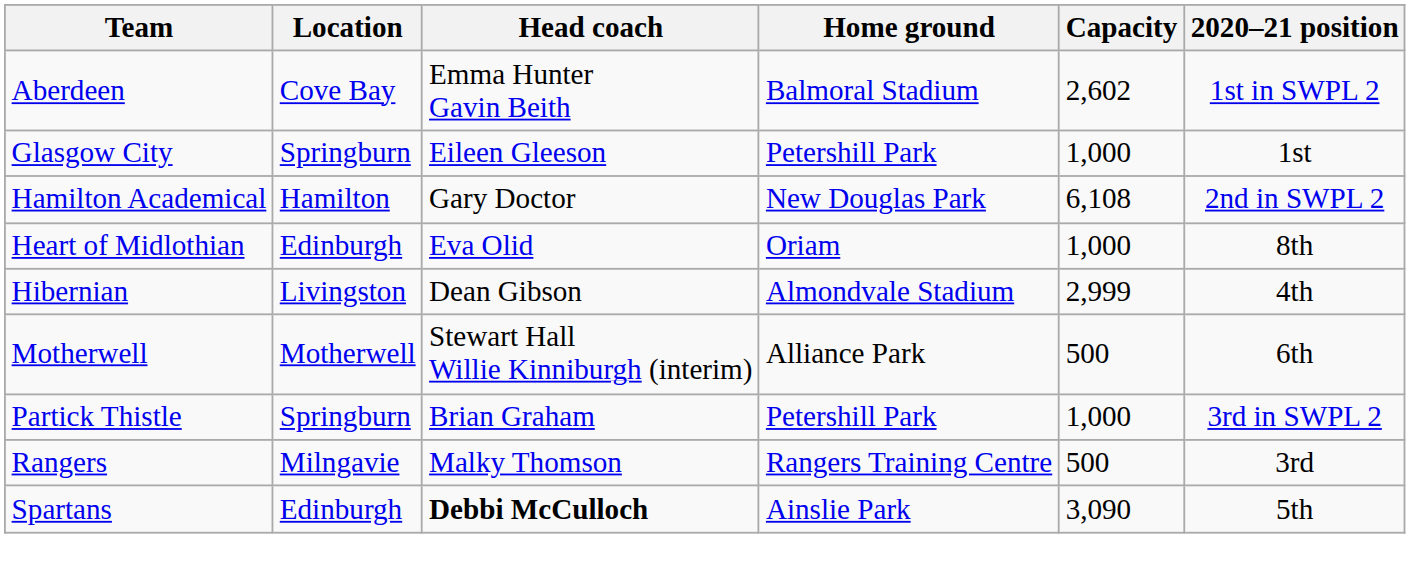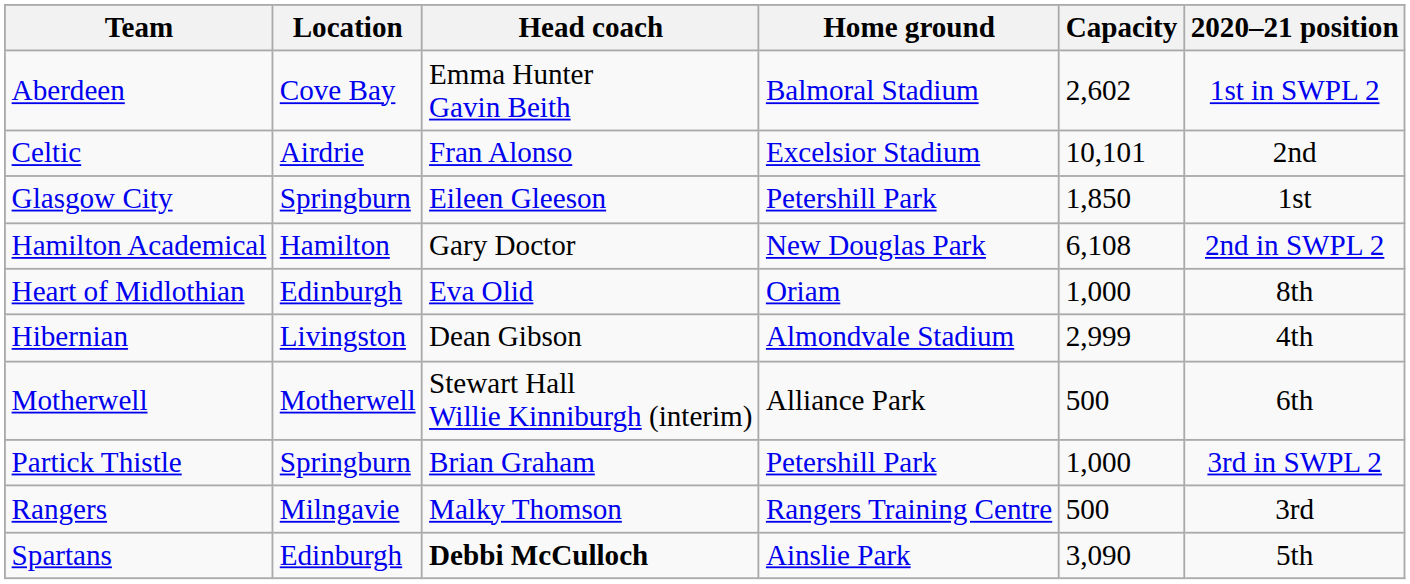+ row: (46, 152)
(1098, 152) 1,000 -> (1098, 198) 1,850
